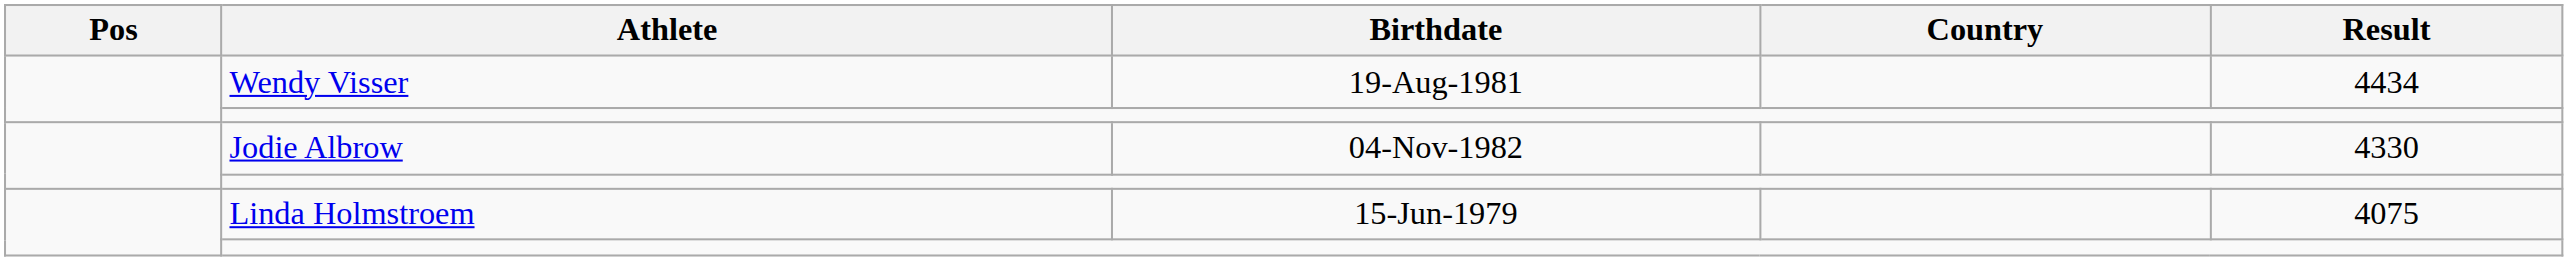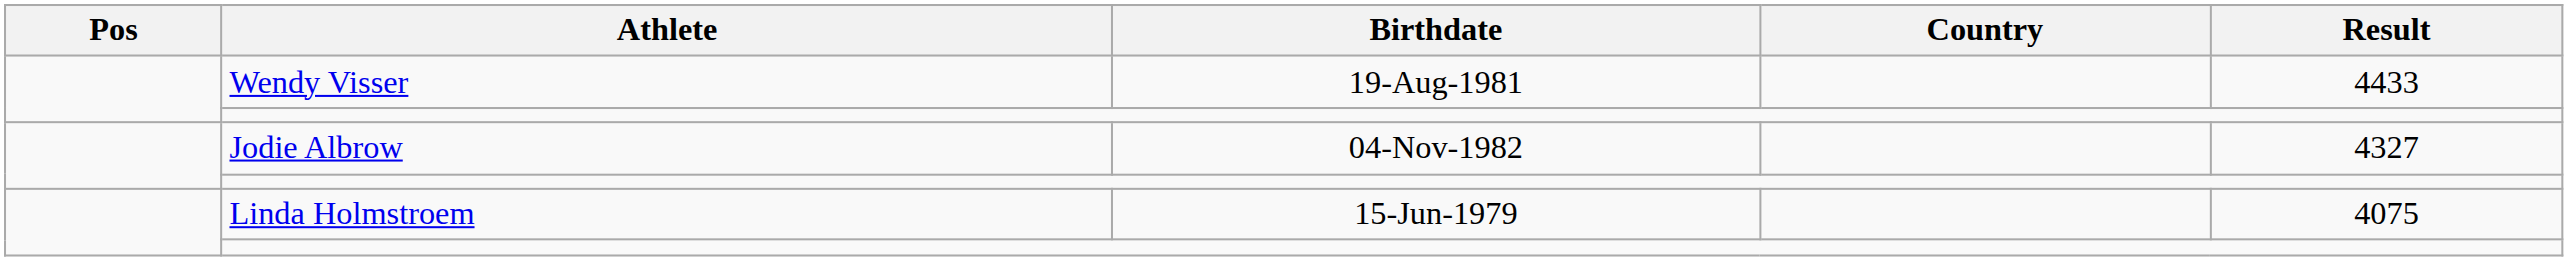(2386, 81) 4434 -> (2386, 81) 4433
(2386, 147) 4330 -> (2386, 147) 4327
